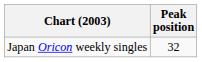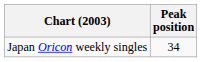(174, 47) 32 -> (174, 47) 34
